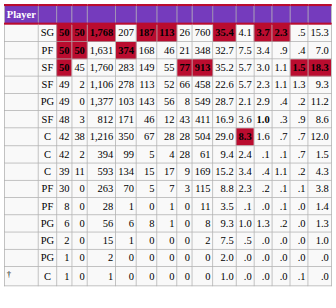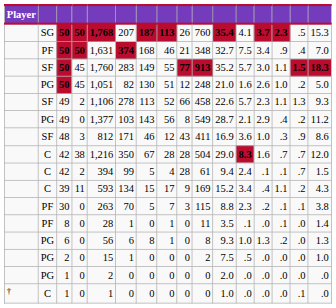+ row: (47, 85)
(263, 119) bold -> (263, 137) normal
